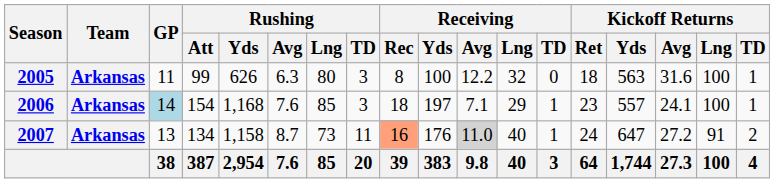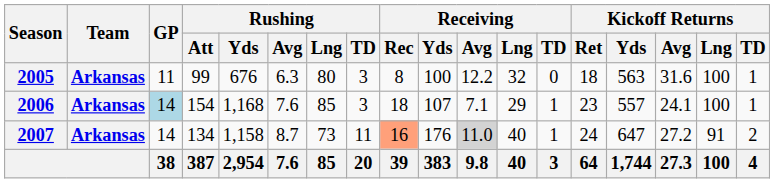(243, 76) 626 -> (243, 76) 676
(437, 105) 197 -> (437, 105) 107
(166, 134) 13 -> (166, 134) 14
